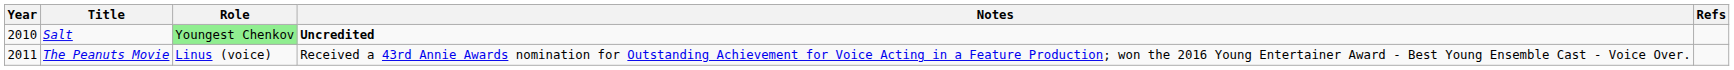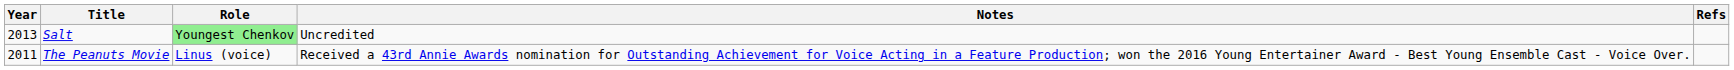(22, 35) 2010 -> (22, 35) 2013
(337, 35) bold -> (337, 35) normal
